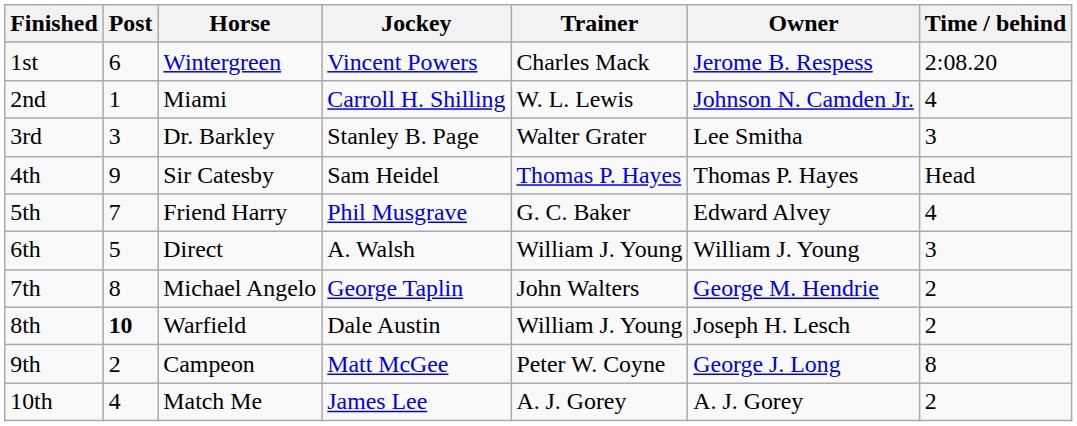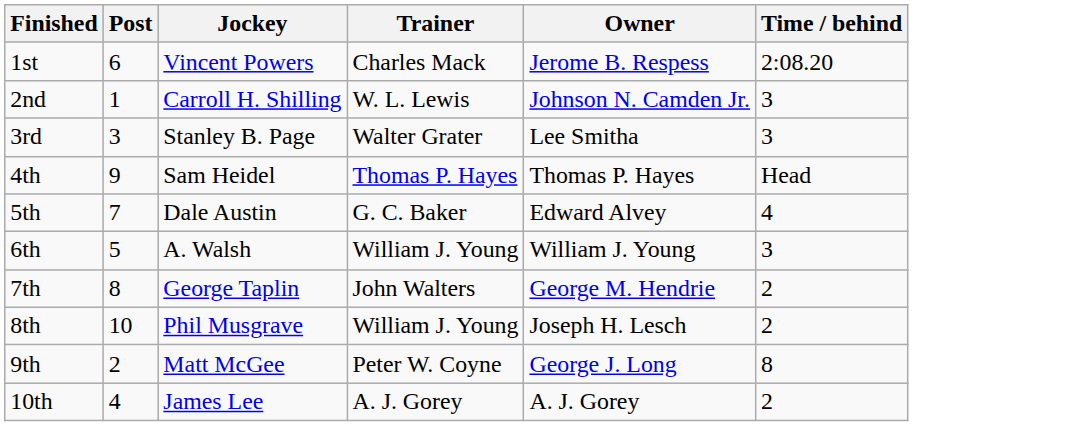- column: (240, 23)
(931, 99) 4 -> (767, 99) 3
(397, 212) Phil Musgrave -> (220, 212) Dale Austin
(121, 325) bold -> (121, 325) normal
(384, 325) Dale Austin -> (233, 325) Phil Musgrave
